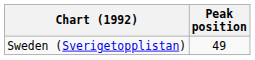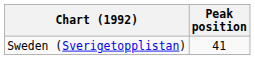(219, 46) 49 -> (219, 46) 41
